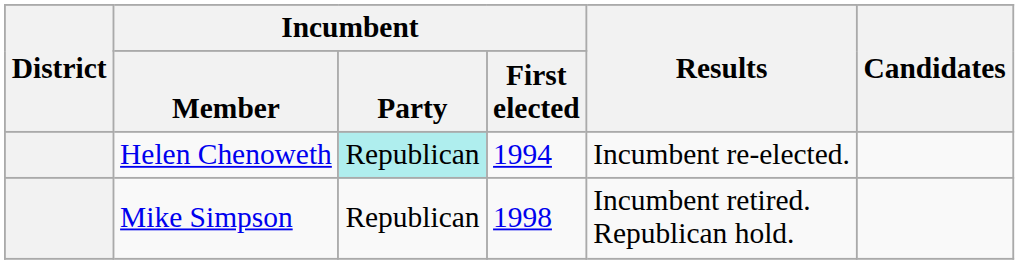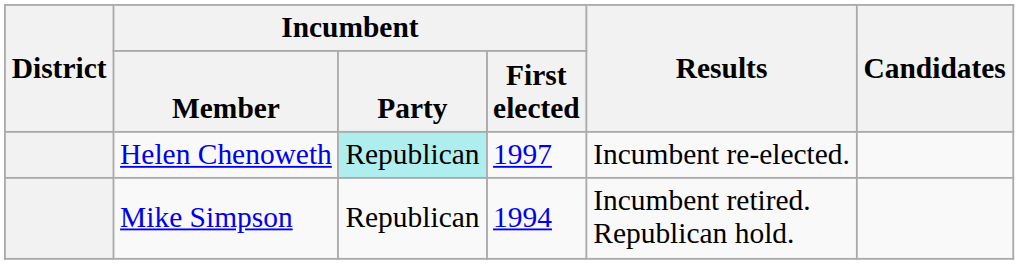(523, 154) 1994 -> (523, 154) 1997
(523, 217) 1998 -> (523, 217) 1994
